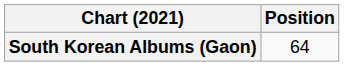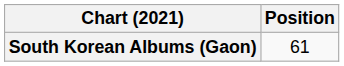(300, 46) 64 -> (300, 46) 61
